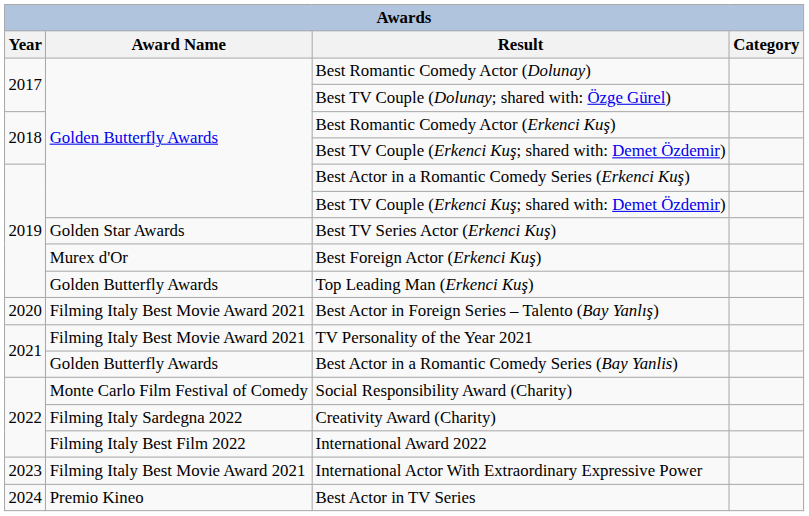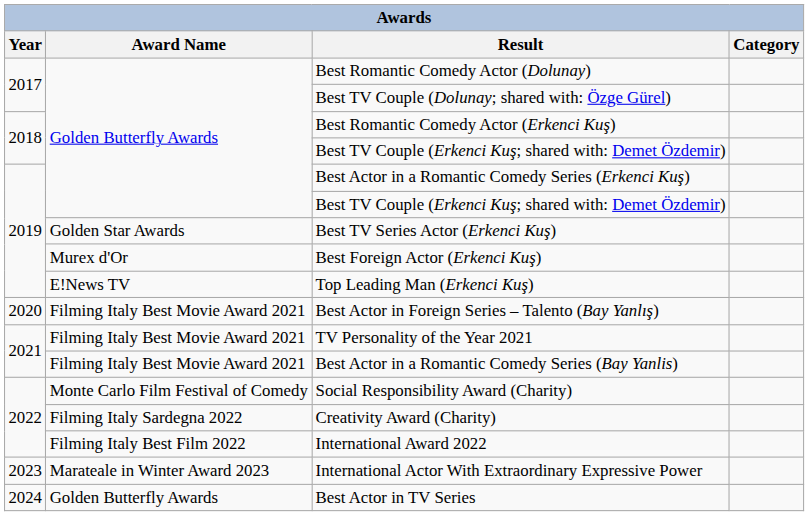(134, 284) Golden Butterfly Awards -> (90, 284) E!News TV
(134, 364) Golden Butterfly Awards -> (178, 364) Filming Italy Best Movie Award 2021
(178, 470) Filming Italy Best Movie Award 2021 -> (160, 470) Marateale in Winter Award 2023
(97, 497) Premio Kineo -> (134, 497) Golden Butterfly Awards
